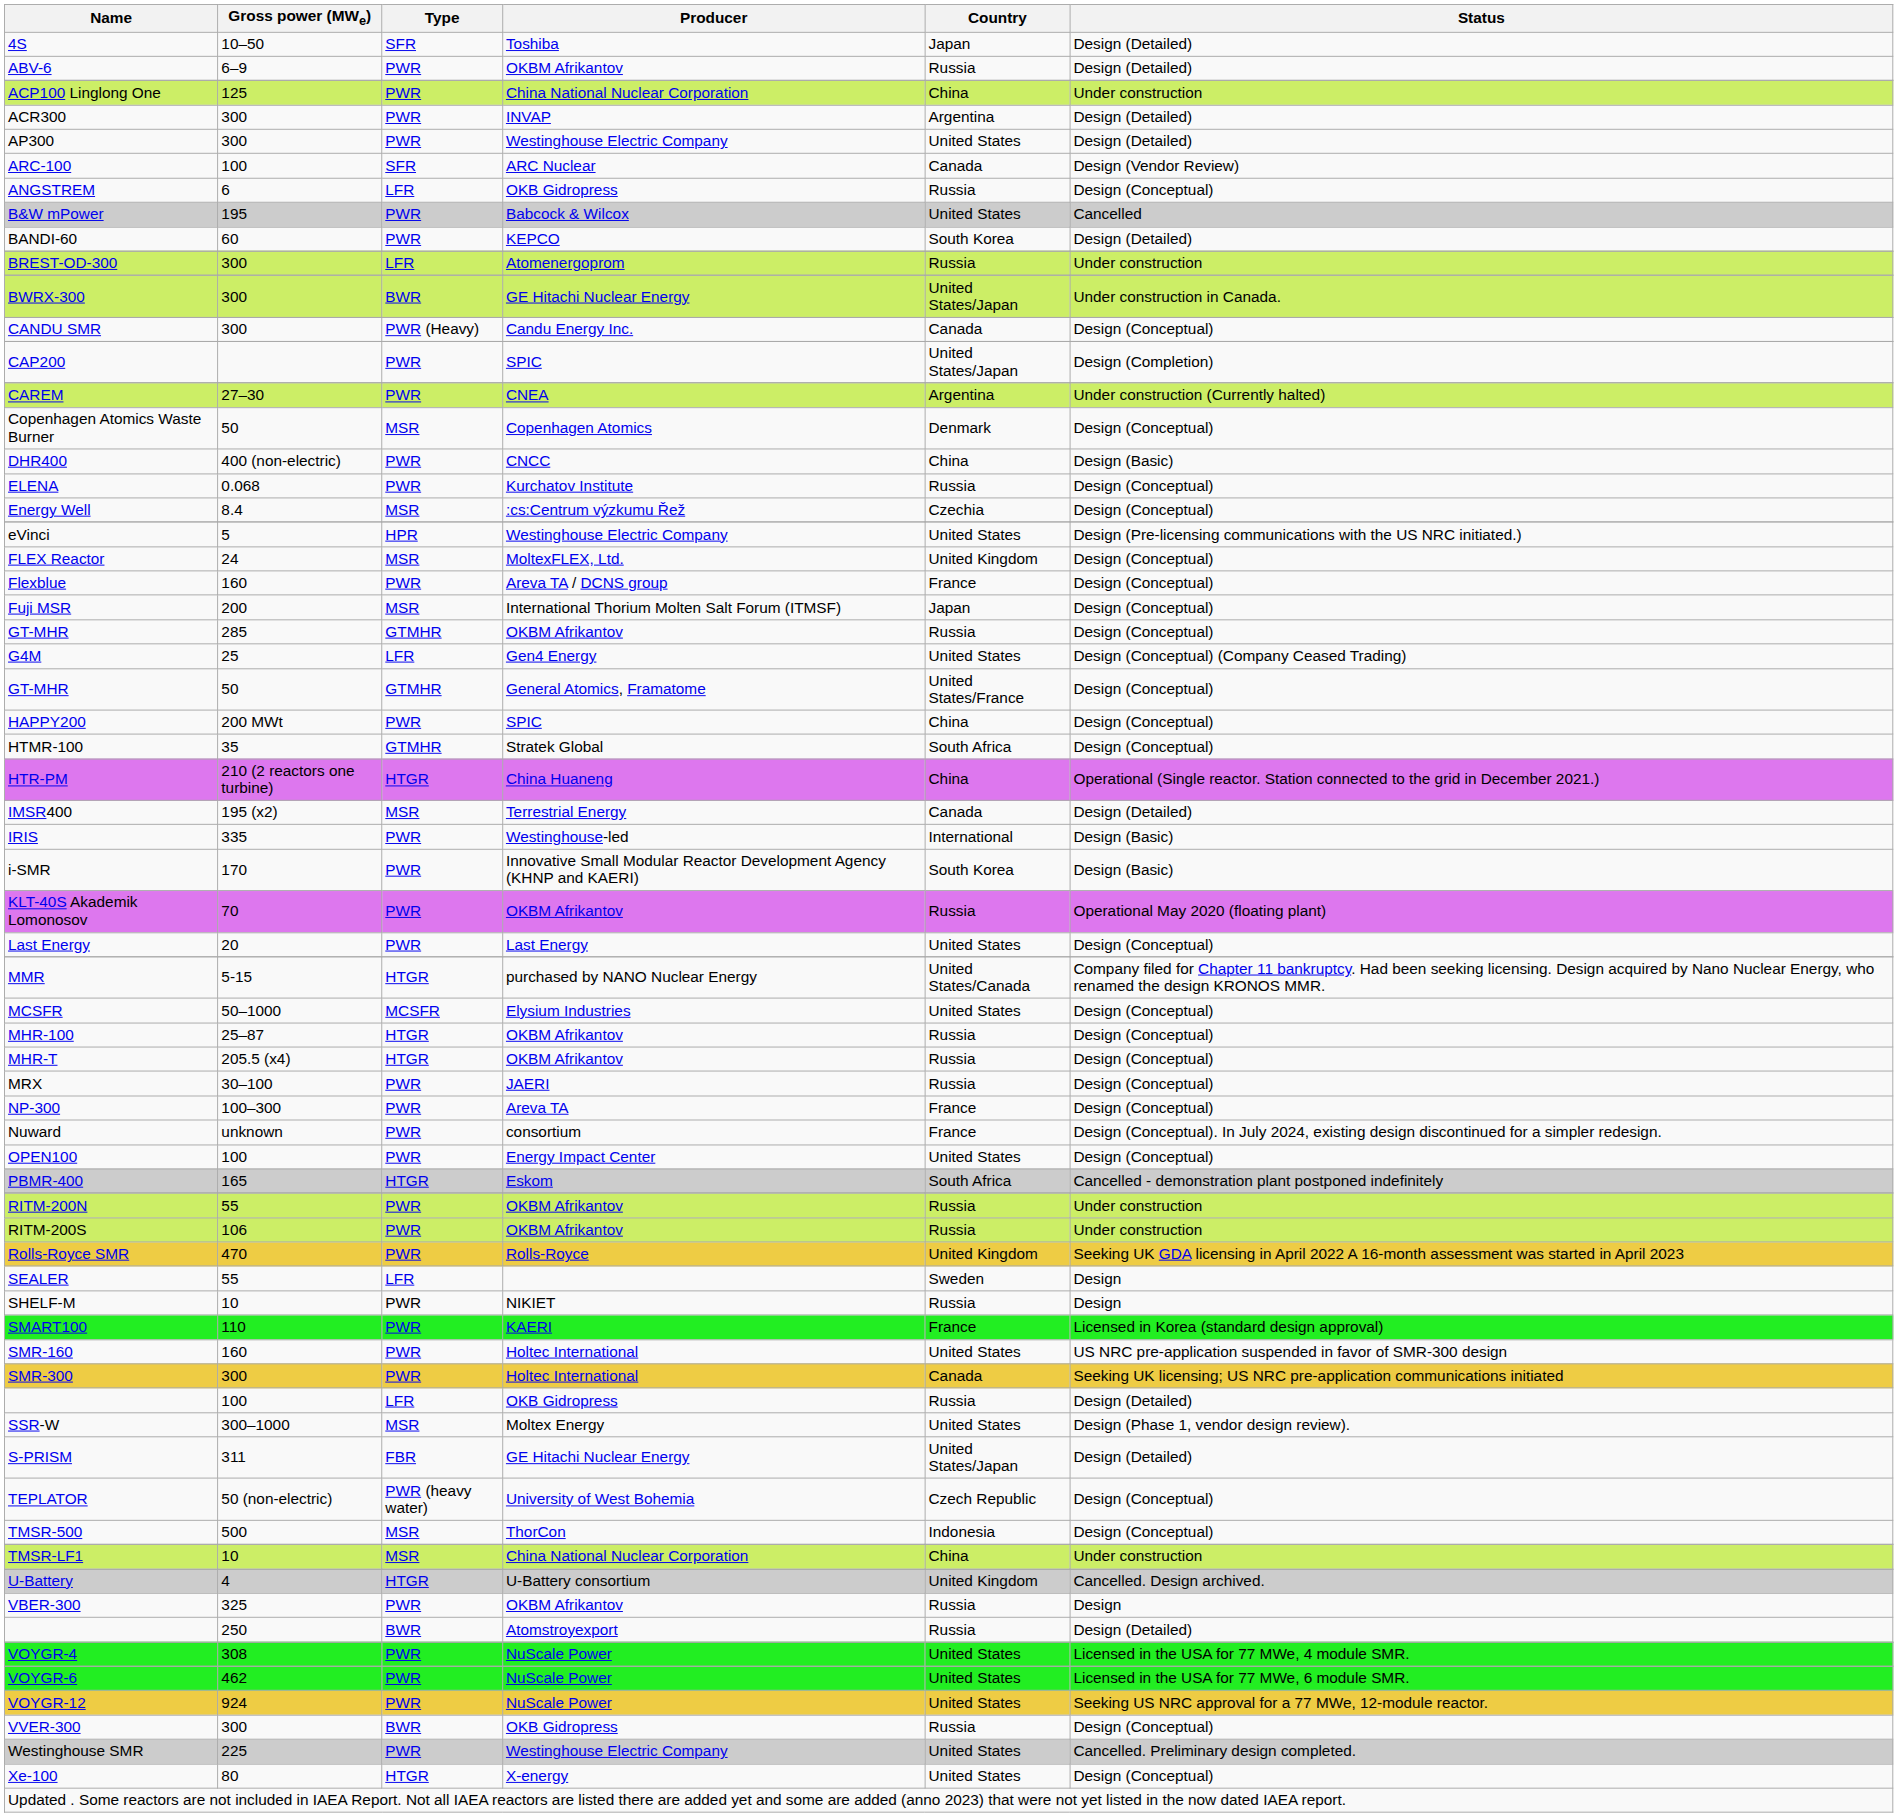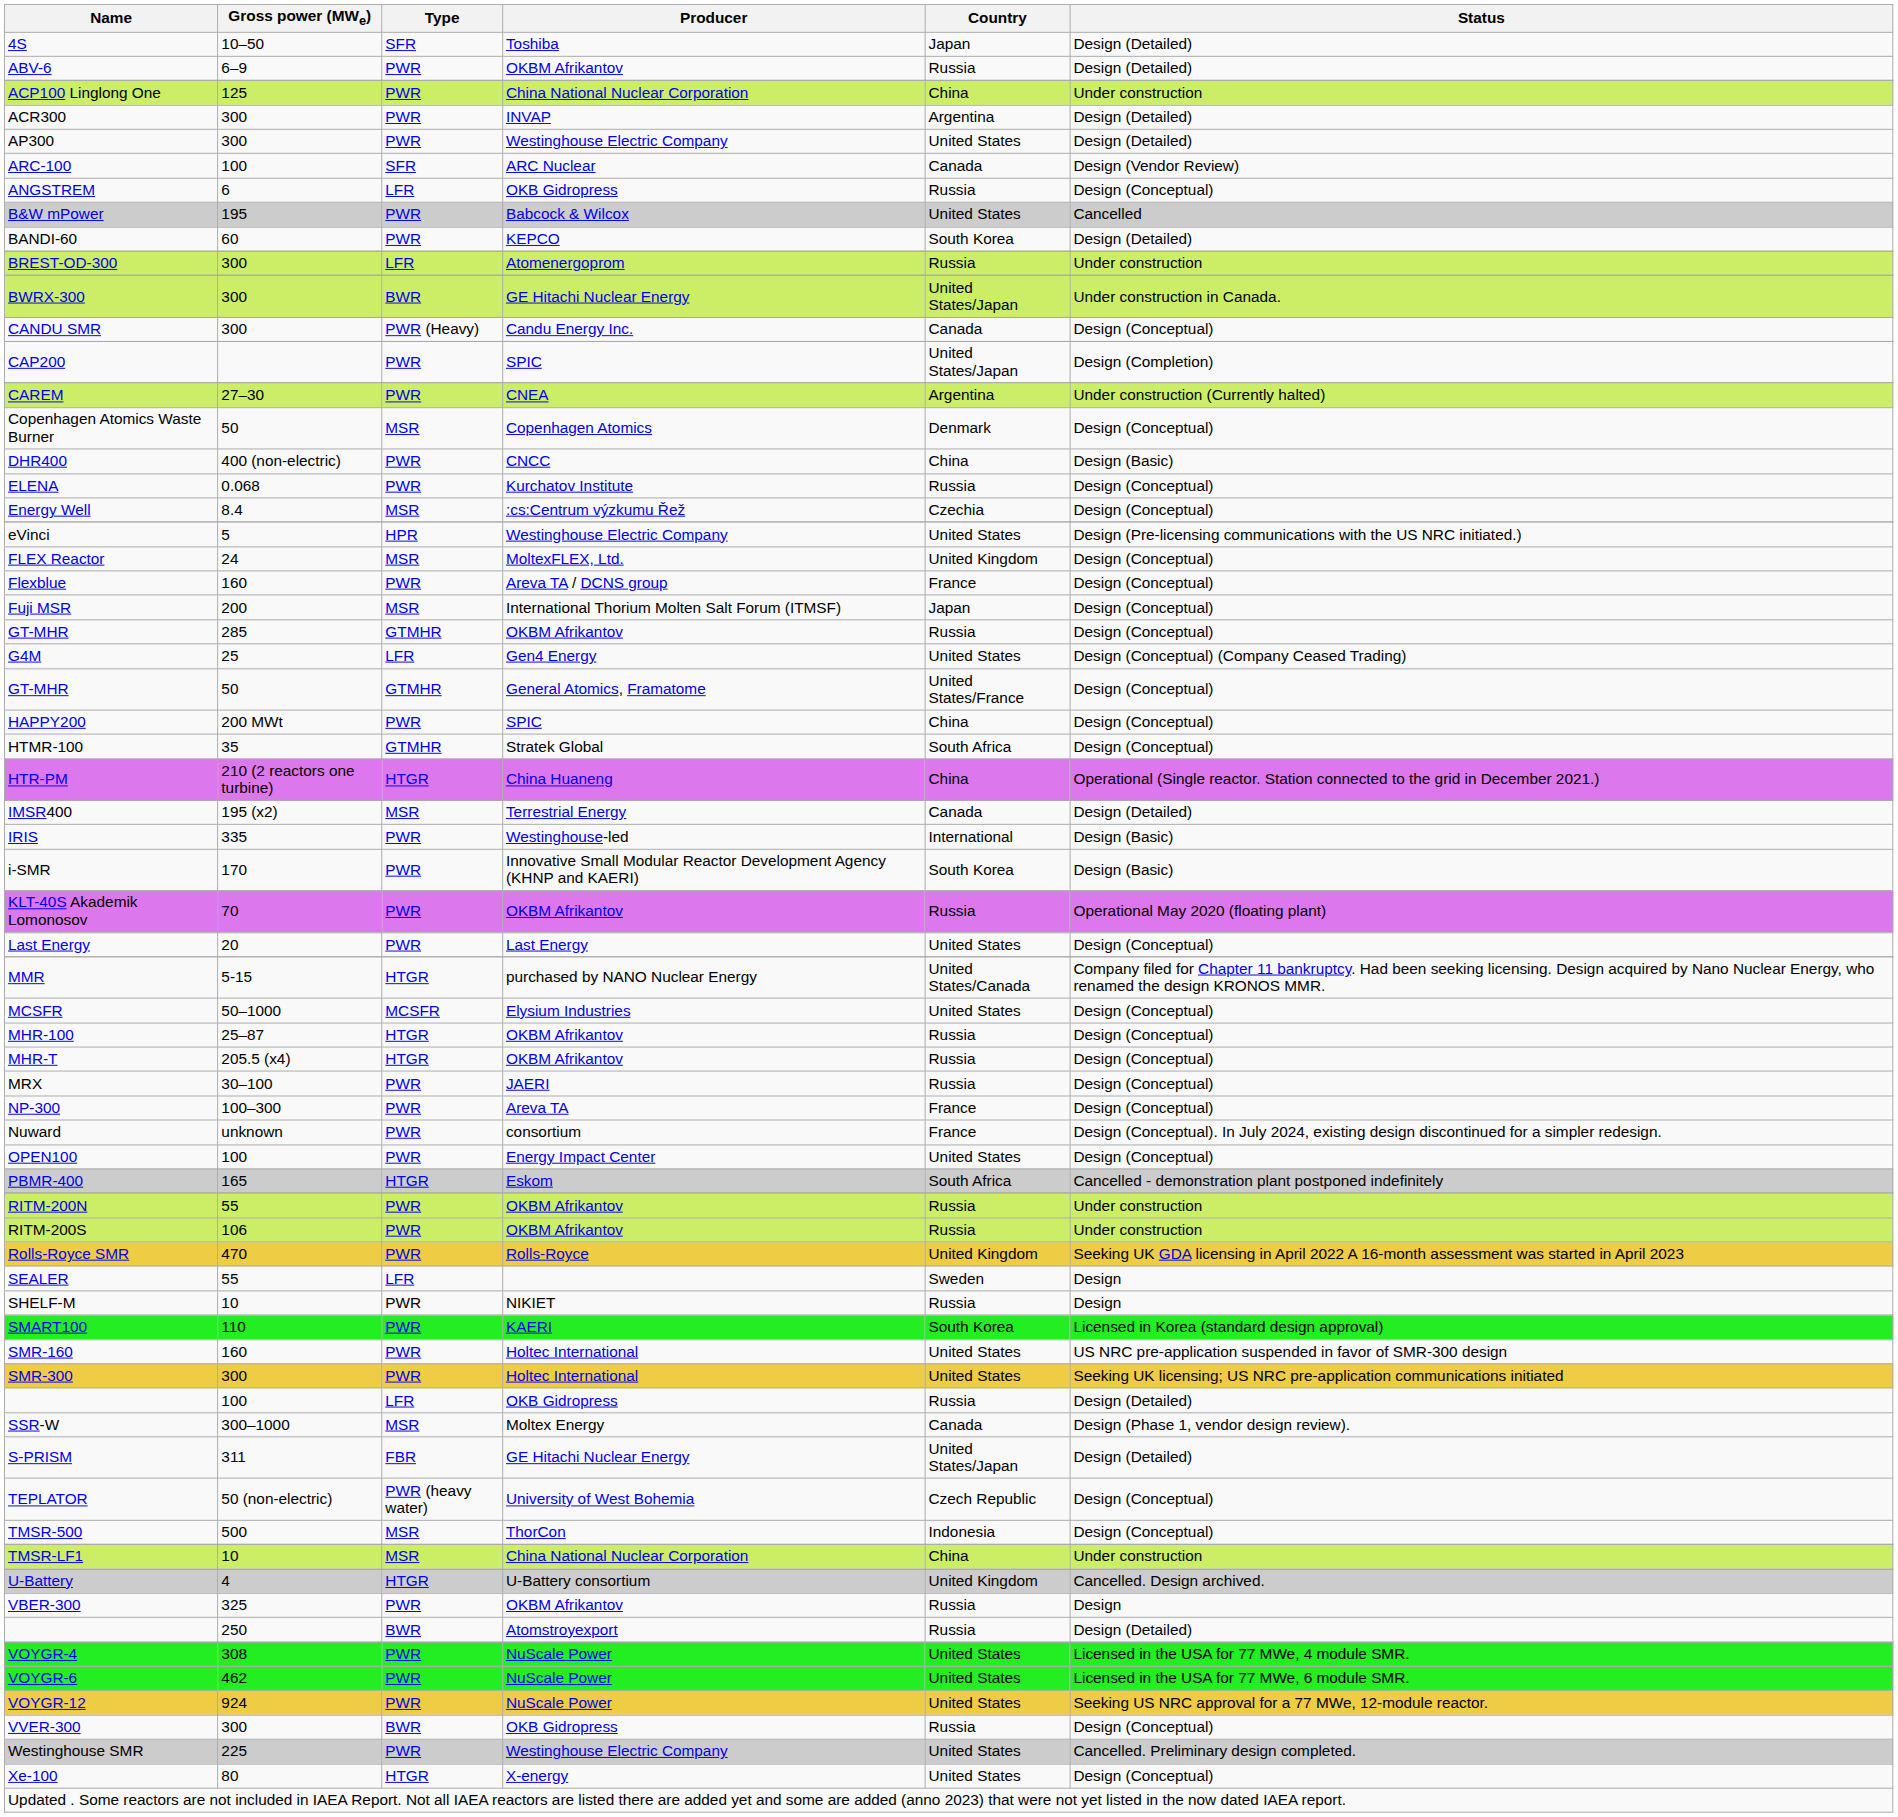(952, 1327) France -> (971, 1327) South Korea
(955, 1375) Canada -> (975, 1375) United States
(975, 1424) United States -> (955, 1424) Canada
